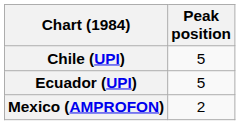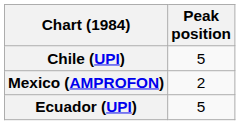rows swapped: (86, 82) <-> (86, 107)
